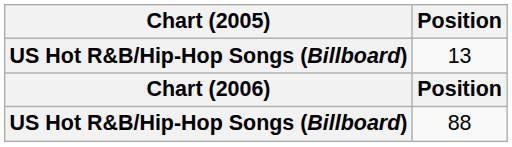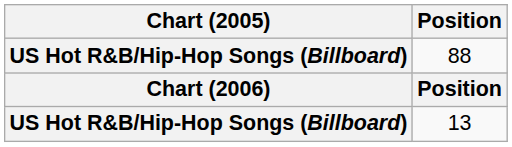rows swapped: (460, 55) <-> (460, 123)
